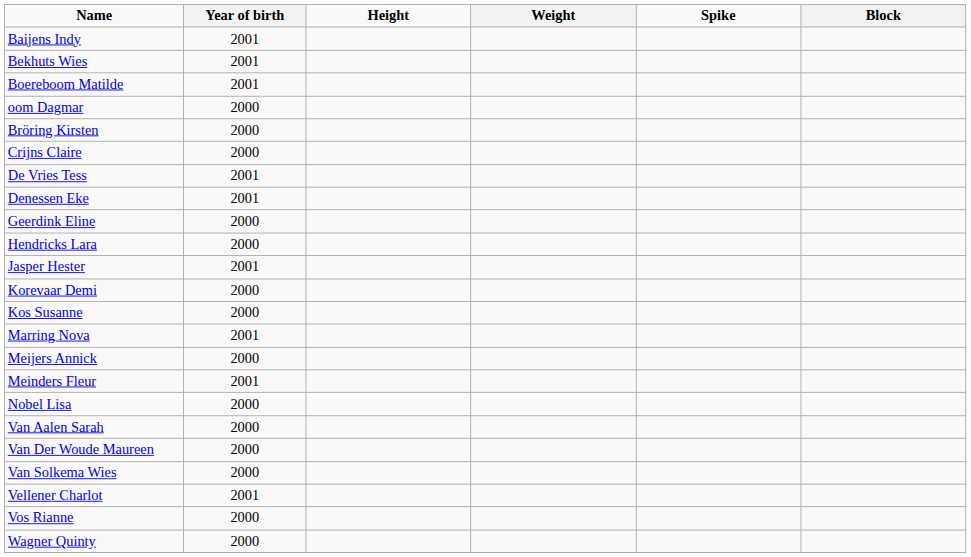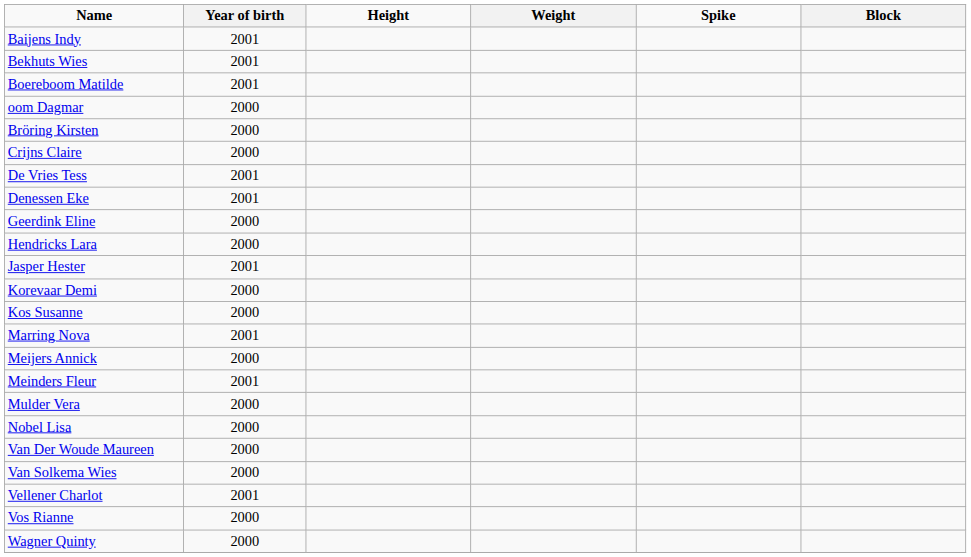+ row: (44, 404)
- row: (56, 426)
